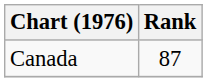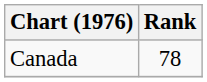(170, 58) 87 -> (170, 58) 78
